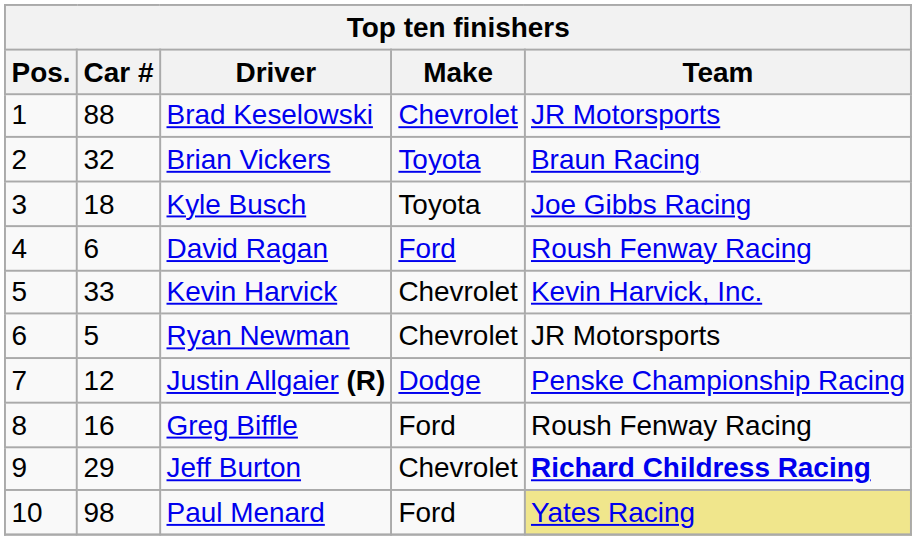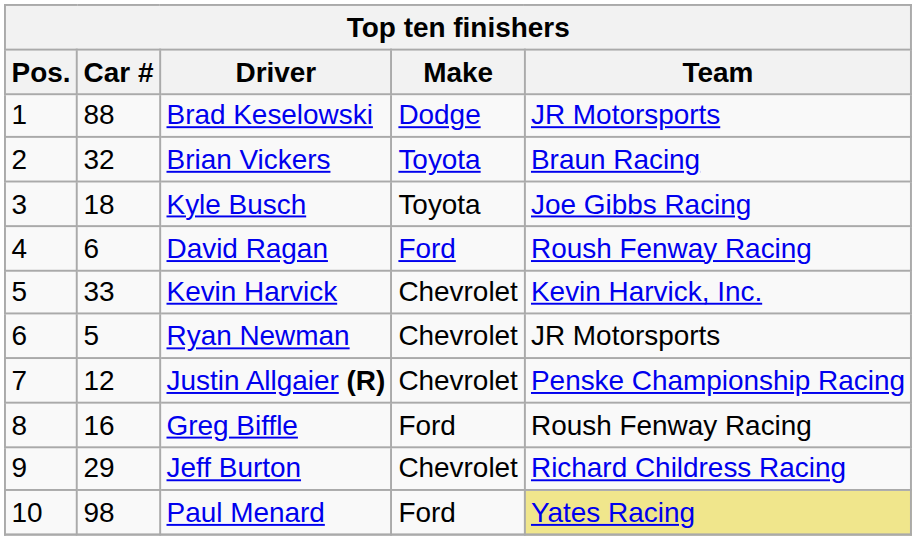(458, 116) Chevrolet -> (440, 116) Dodge
(440, 381) Dodge -> (458, 381) Chevrolet
(701, 469) bold -> (688, 469) normal
